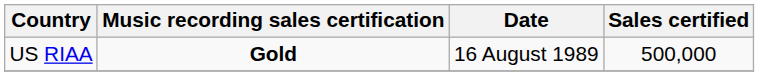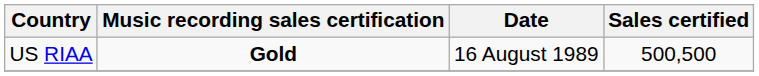(679, 53) 500,000 -> (679, 53) 500,500
